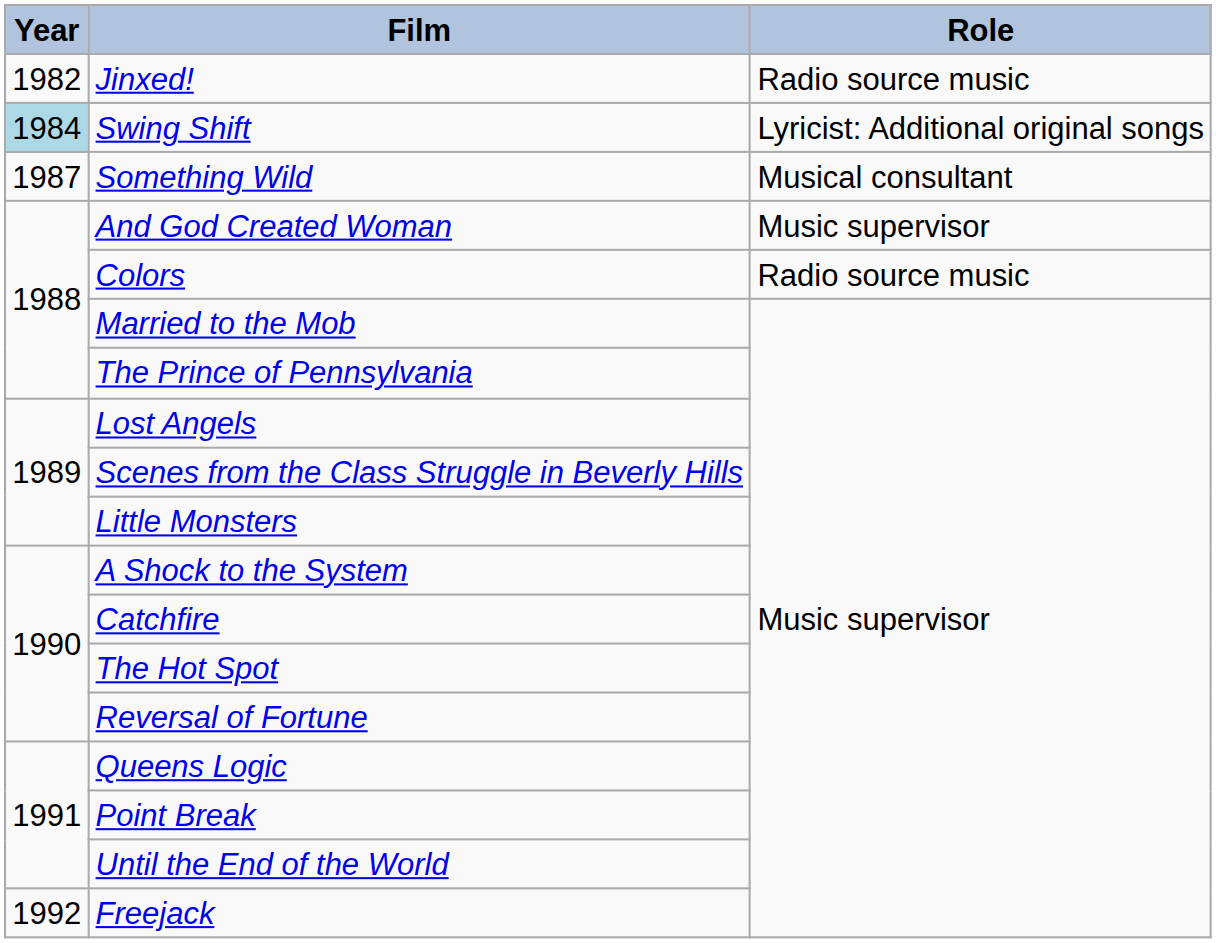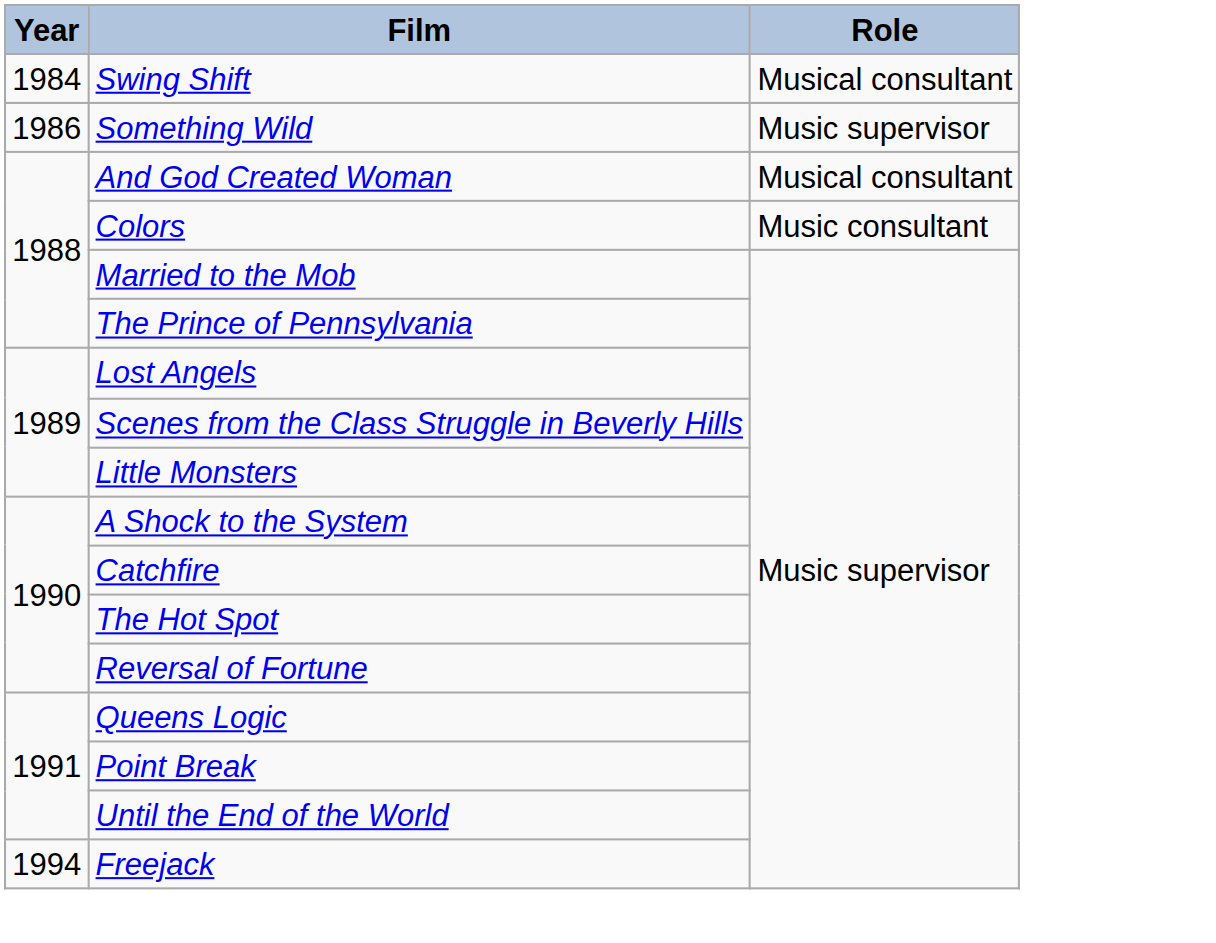- row: (145, 79)
(47, 128) lightblue background -> (47, 79) no background
(981, 128) Lyricist: Additional original songs -> (885, 79) Musical consultant
(47, 177) 1987 -> (47, 128) 1986
(885, 177) Musical consultant -> (874, 128) Music supervisor
(874, 226) Music supervisor -> (885, 177) Musical consultant
(893, 275) Radio source music -> (873, 226) Music consultant
(47, 913) 1992 -> (47, 864) 1994
